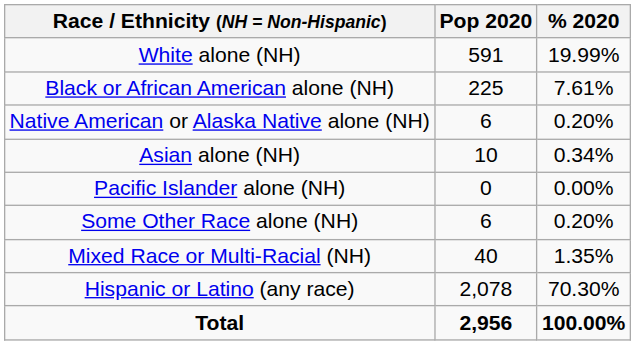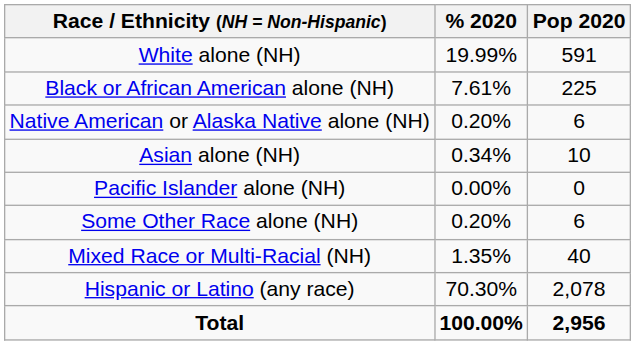columns swapped: (486, 21) <-> (584, 21)
